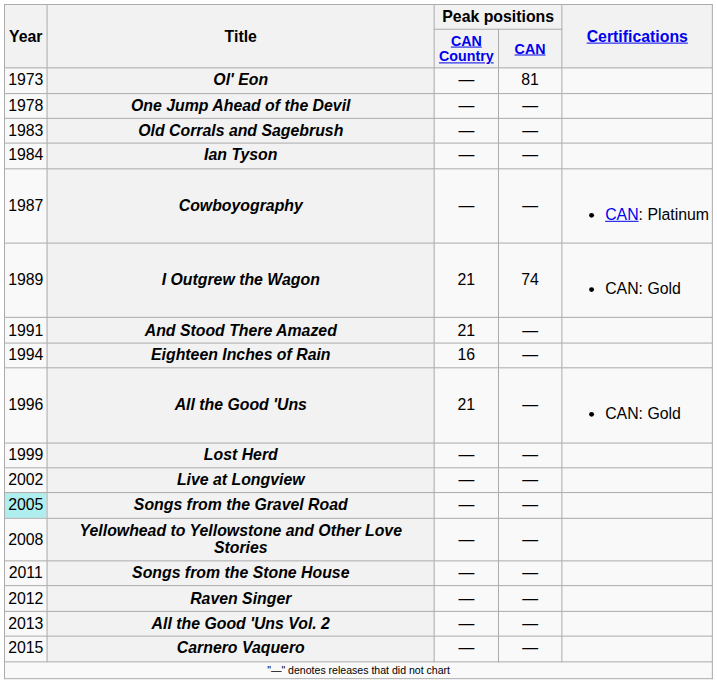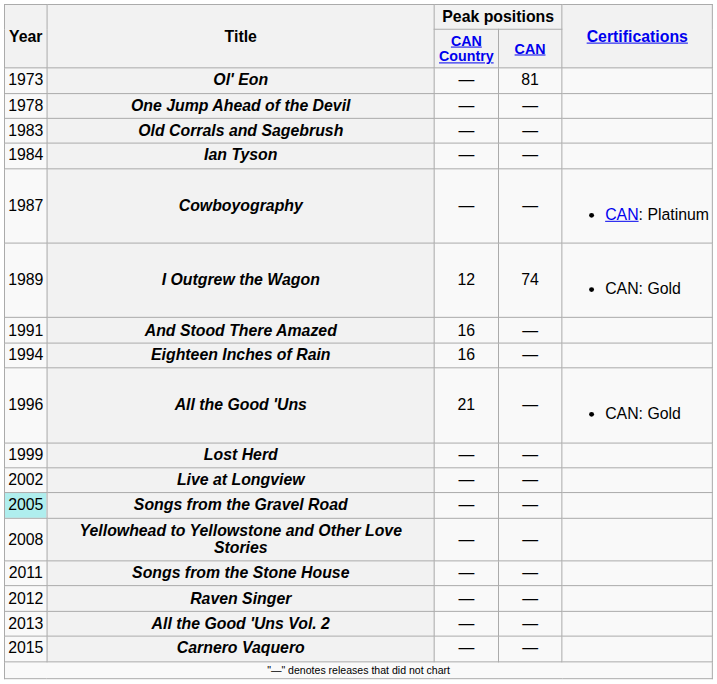(466, 280) 21 -> (466, 280) 12
(466, 330) 21 -> (466, 330) 16
